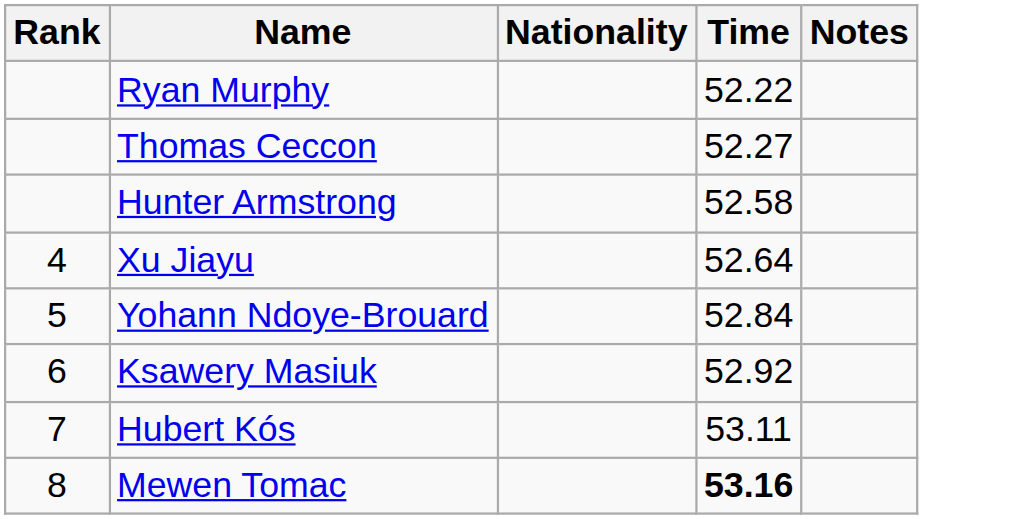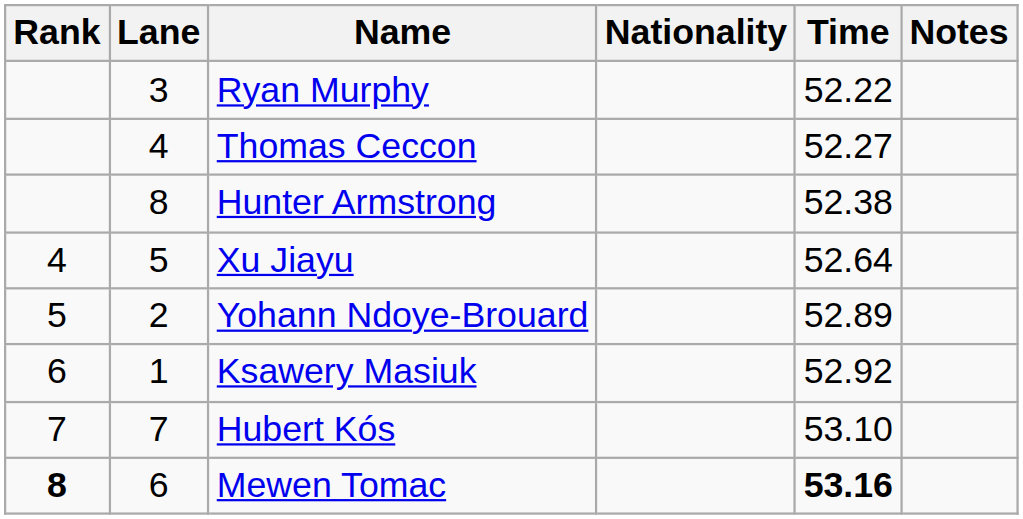+ column: (159, 32)
(749, 202) 52.58 -> (848, 202) 52.38
(749, 315) 52.84 -> (848, 315) 52.89
(749, 428) 53.11 -> (848, 428) 53.10
(57, 485) normal -> (57, 485) bold
